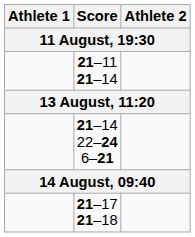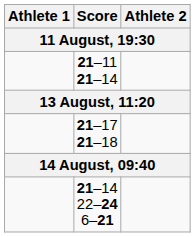rows swapped: (97, 142) <-> (97, 213)
